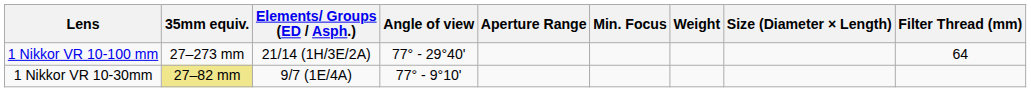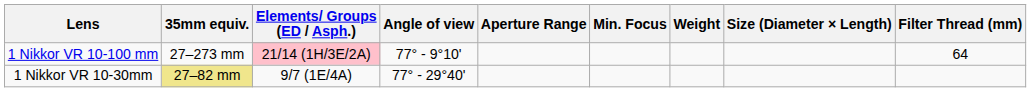(316, 54) no background -> (316, 54) pink background
(429, 54) 77° - 29°40' -> (429, 54) 77° - 9°10'
(429, 76) 77° - 9°10' -> (429, 76) 77° - 29°40'
